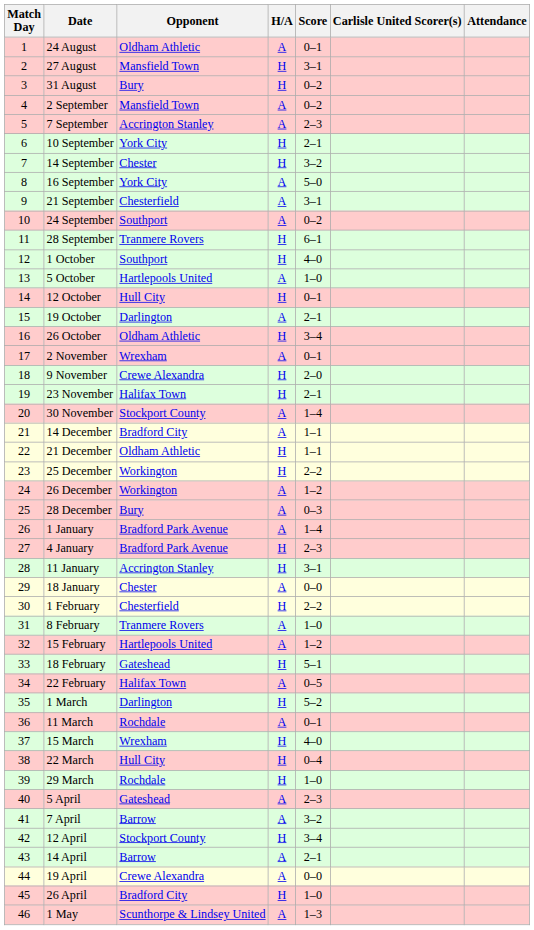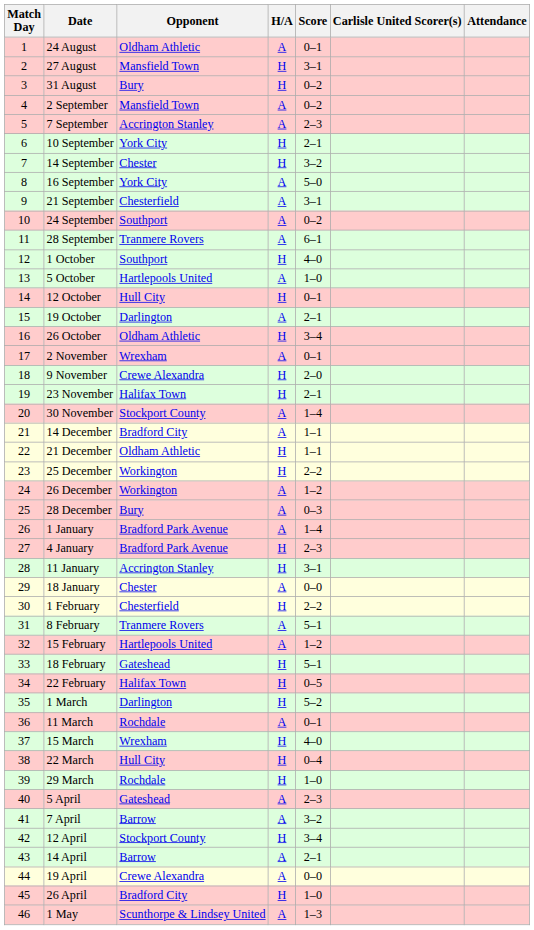(282, 239) H -> (282, 239) A
(313, 625) 1–0 -> (313, 625) 5–1
(282, 683) A -> (282, 683) H
